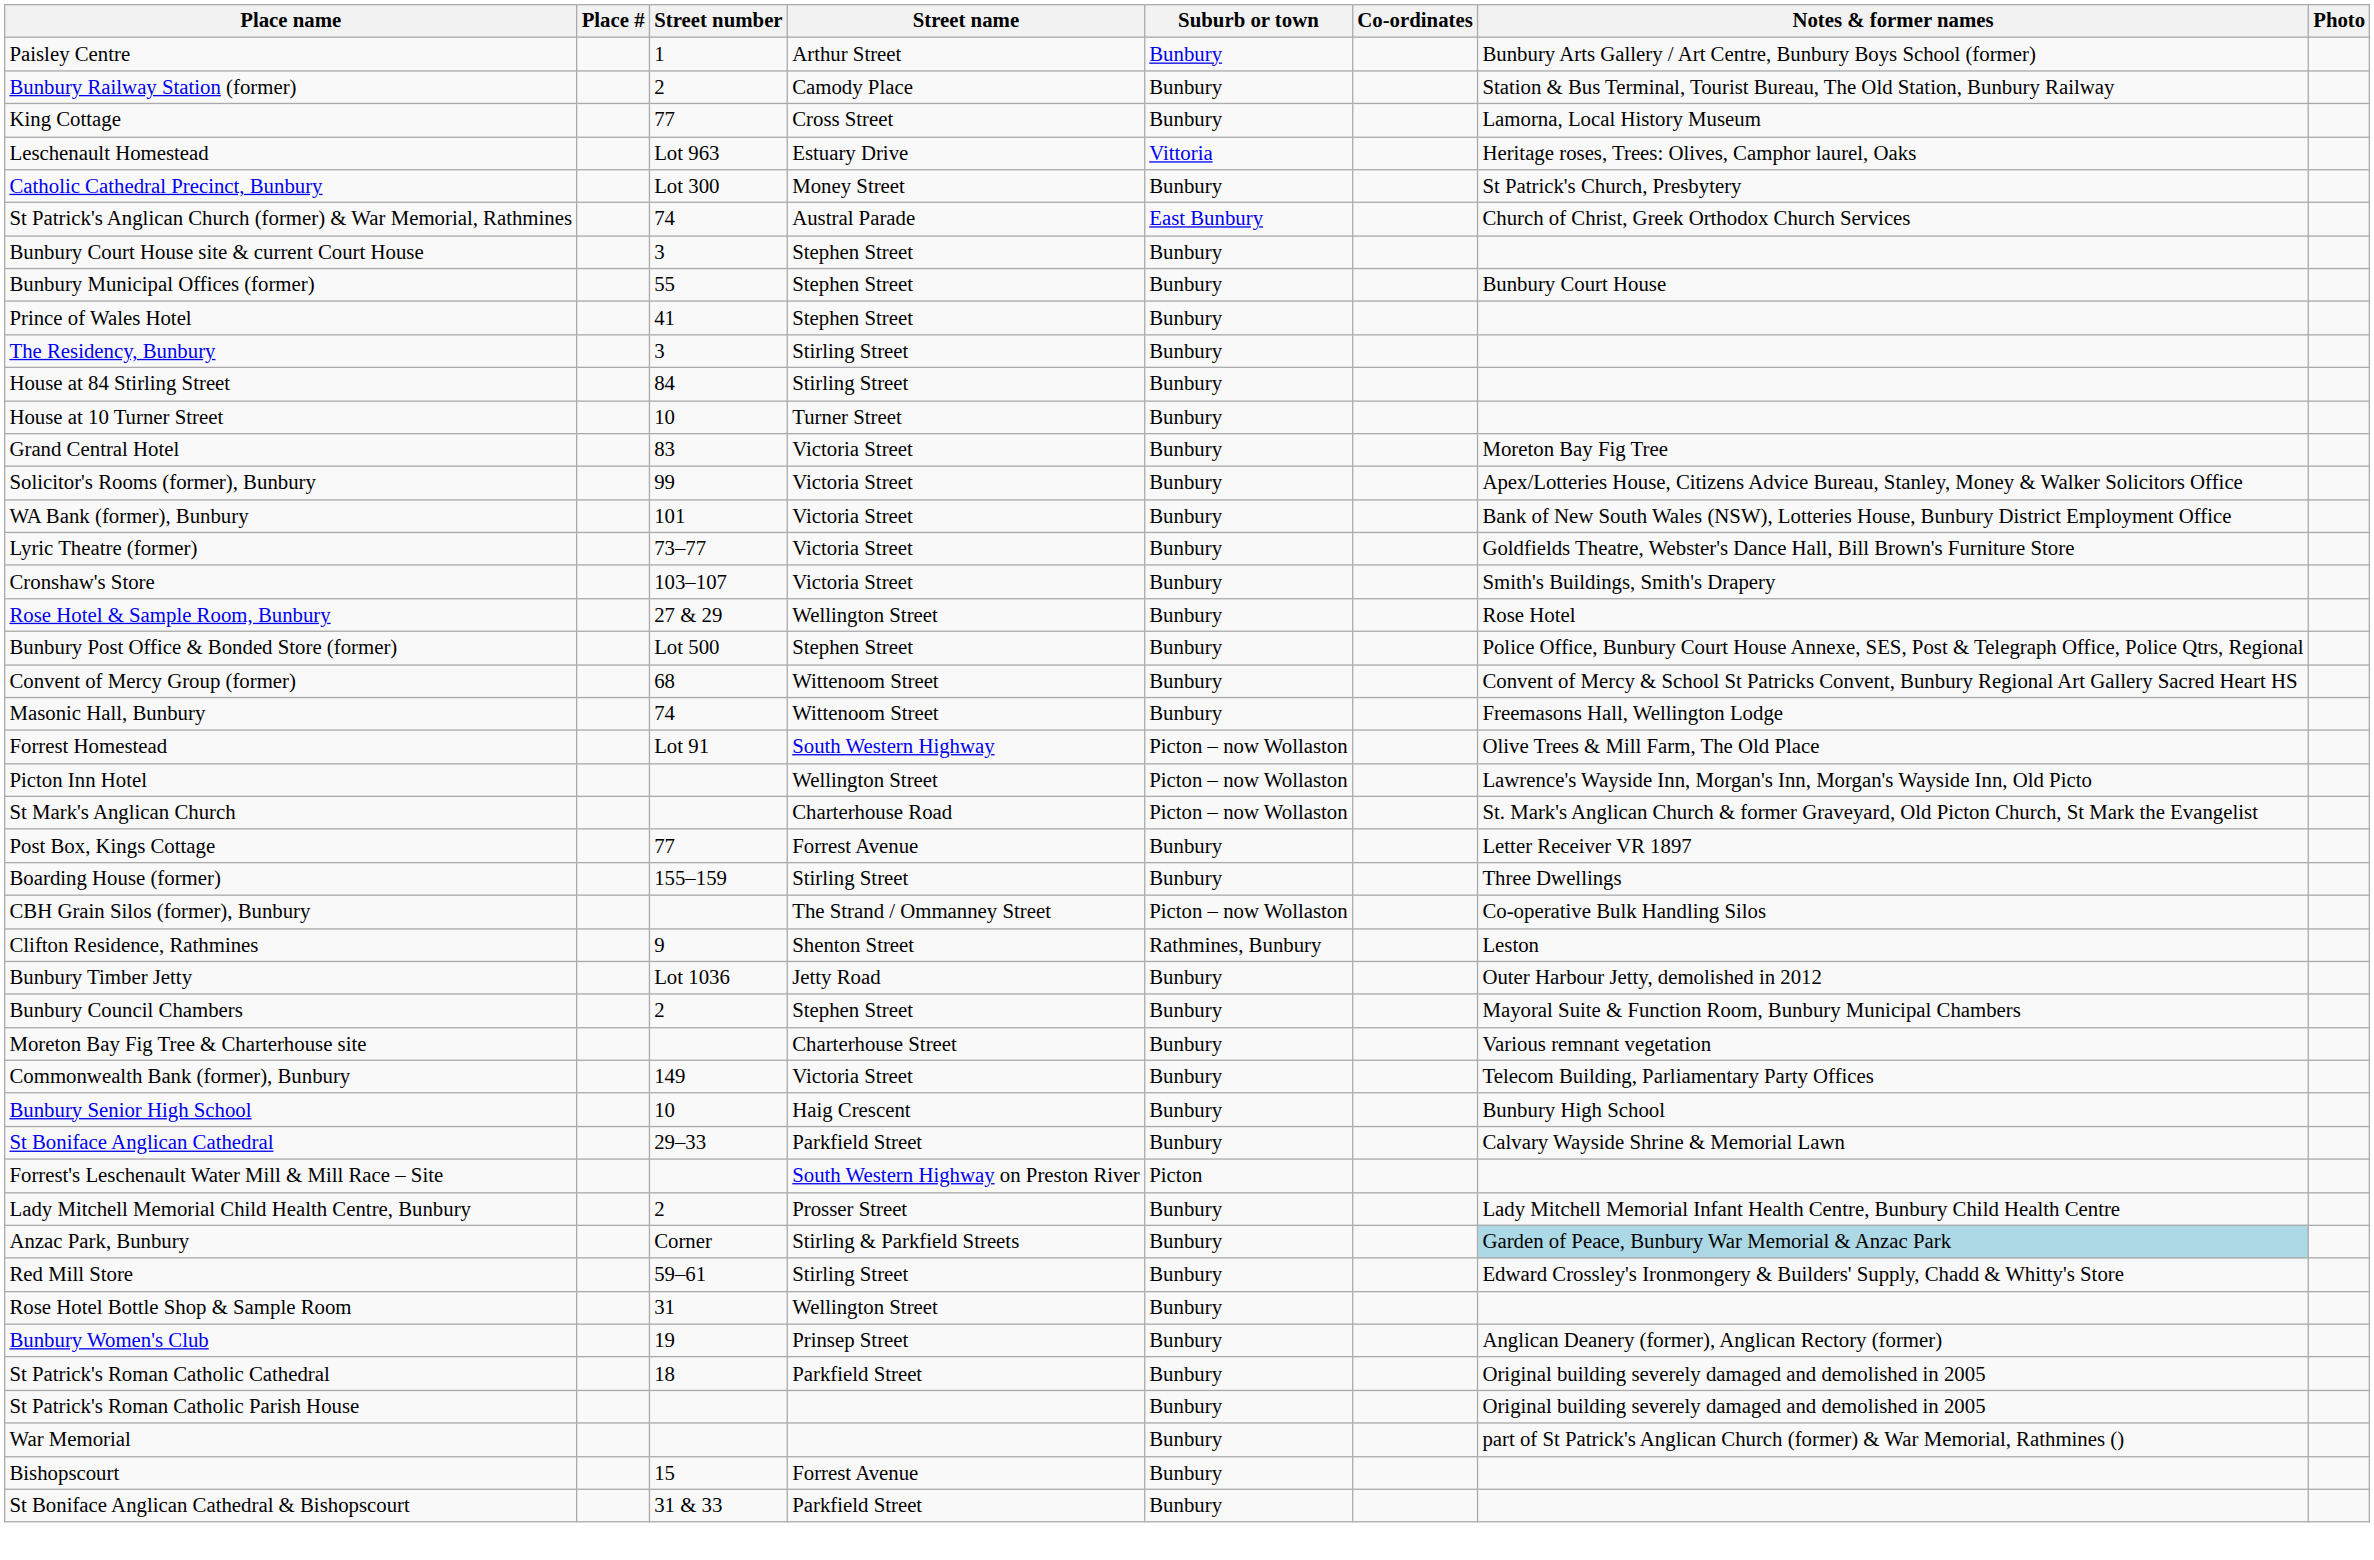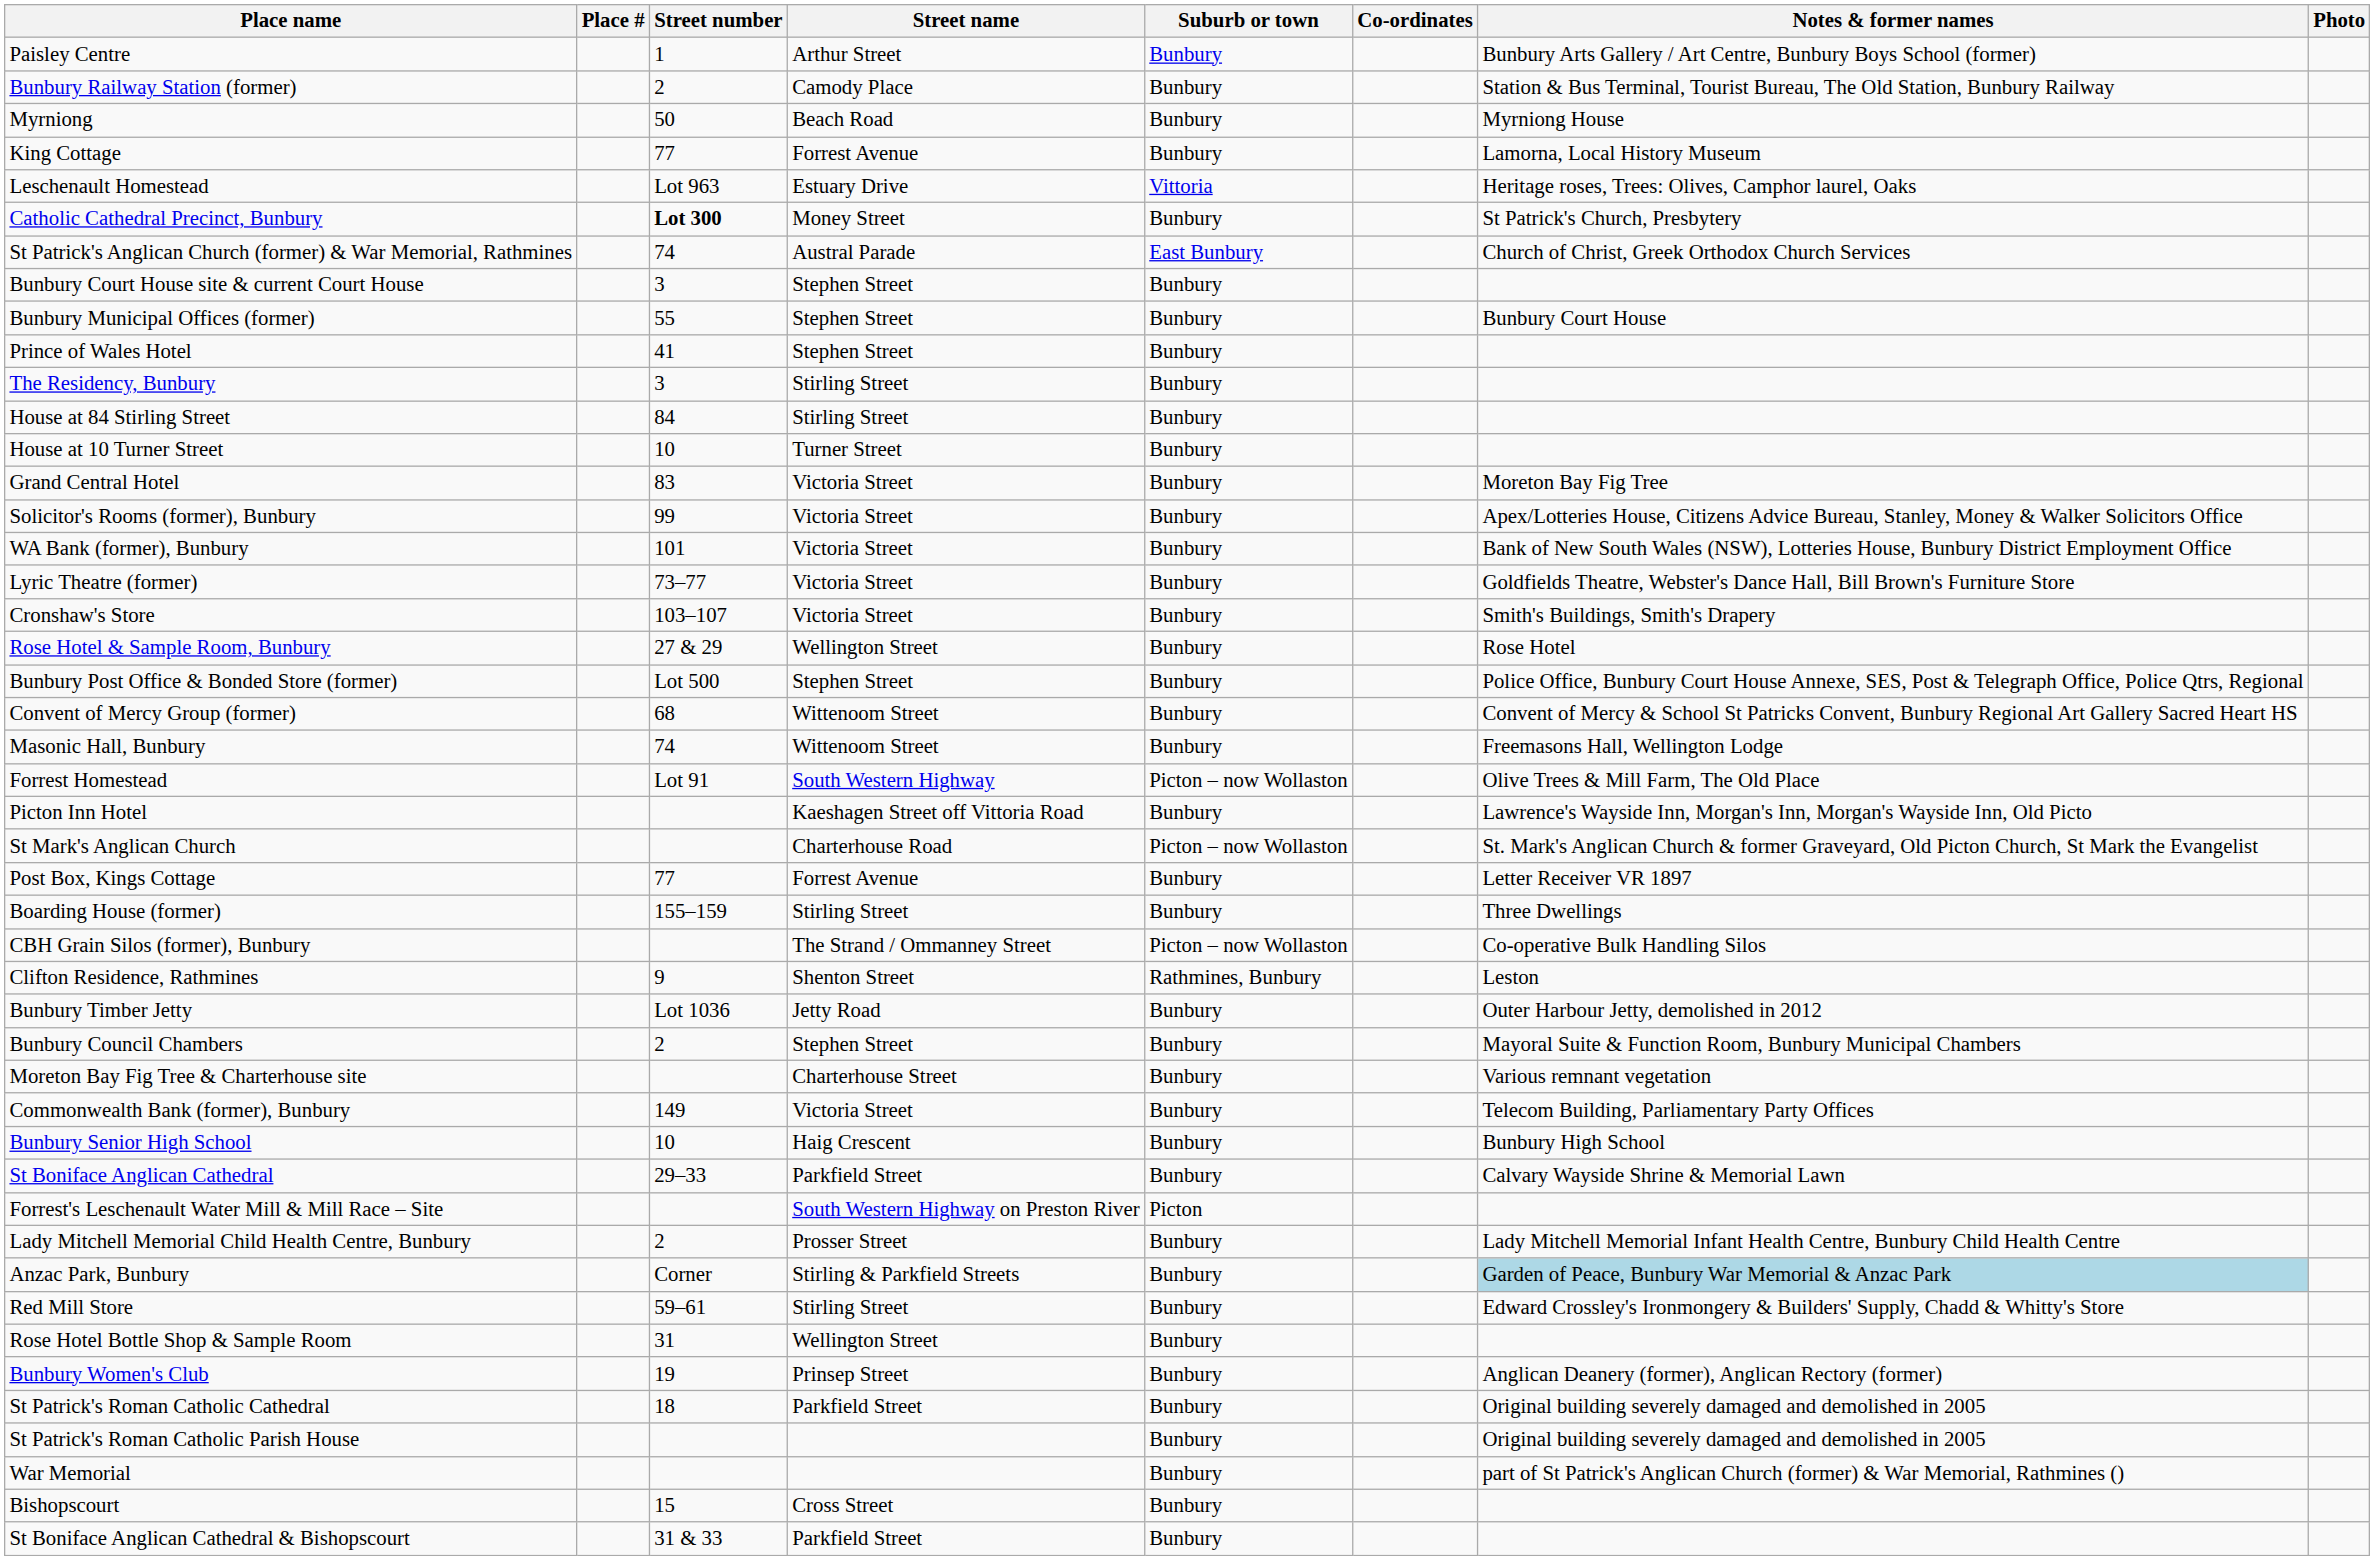+ row: (51, 119)
(843, 119) Cross Street -> (855, 152) Forrest Avenue
(687, 185) normal -> (688, 218) bold
(865, 779) Wellington Street -> (938, 812) Kaeshagen Street off Vittoria Road
(1248, 779) Picton – now Wollaston -> (1186, 812) Bunbury
(855, 1472) Forrest Avenue -> (843, 1505) Cross Street
